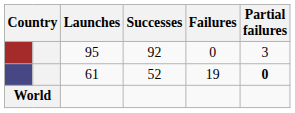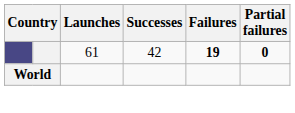- row: (92, 52)
(154, 74) 52 -> (154, 52) 42
(213, 74) normal -> (213, 52) bold
